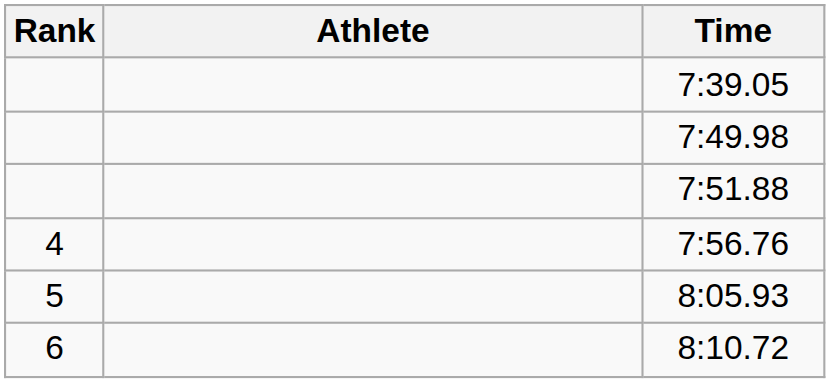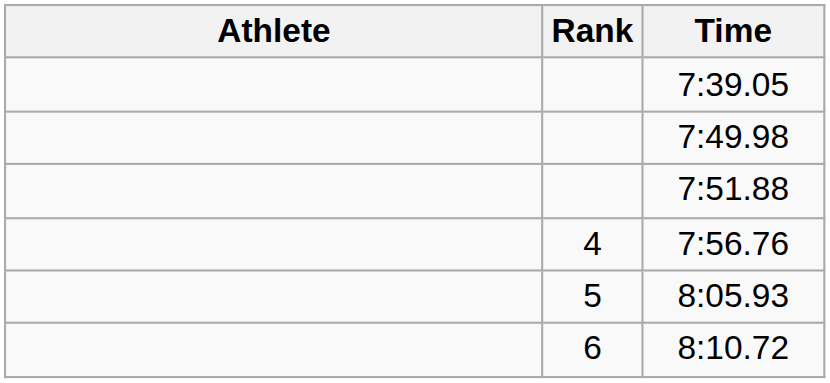columns swapped: (55, 31) <-> (373, 31)
